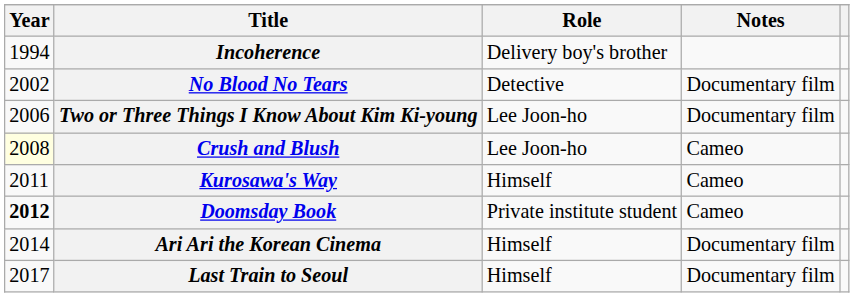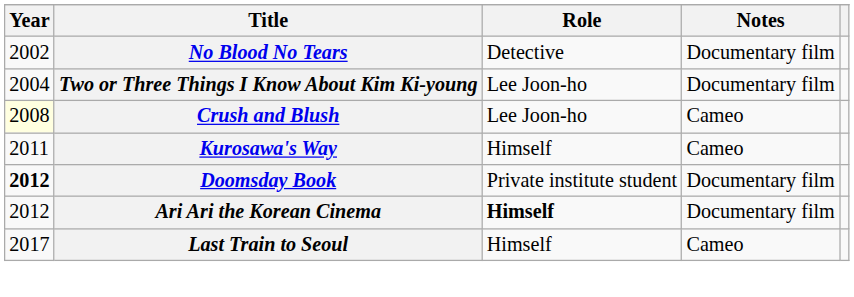- row: (268, 52)
(29, 116) 2006 -> (29, 84) 2004
(715, 212) Cameo -> (761, 180) Documentary film
(29, 244) 2014 -> (29, 212) 2012
(519, 244) normal -> (520, 212) bold
(761, 276) Documentary film -> (715, 244) Cameo
